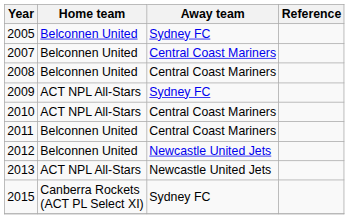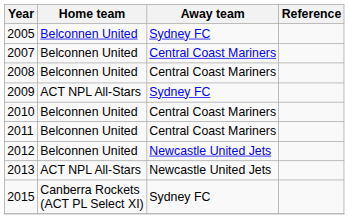(91, 111) ACT NPL All-Stars -> (89, 111) Belconnen United
